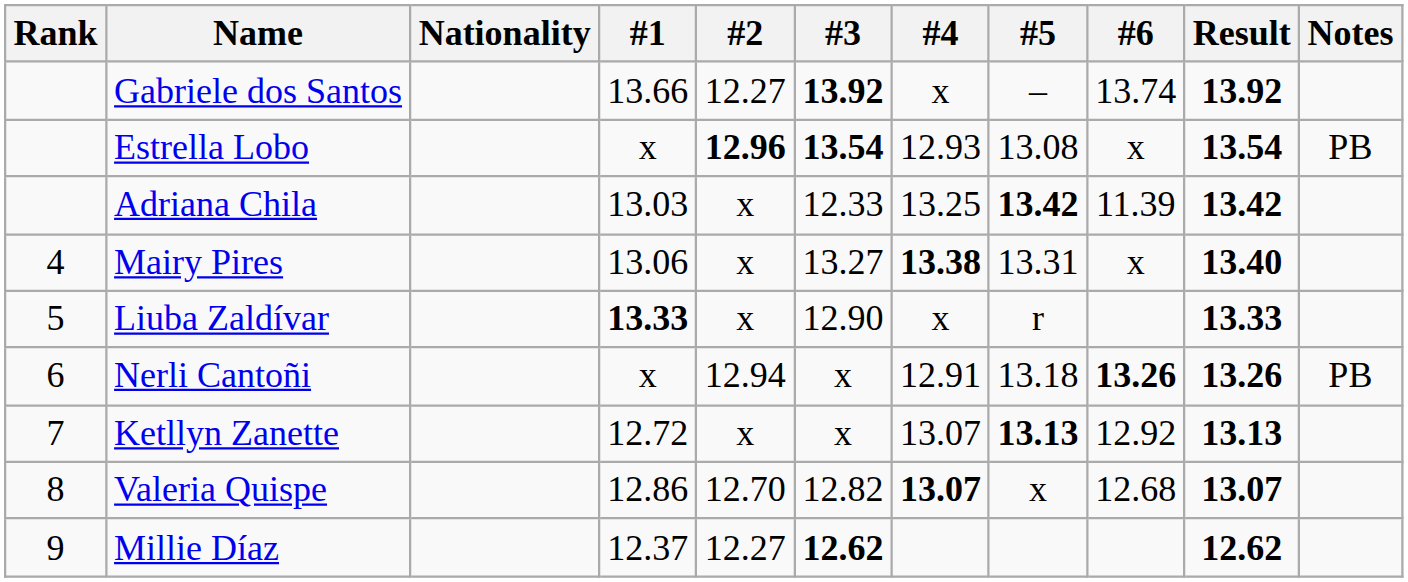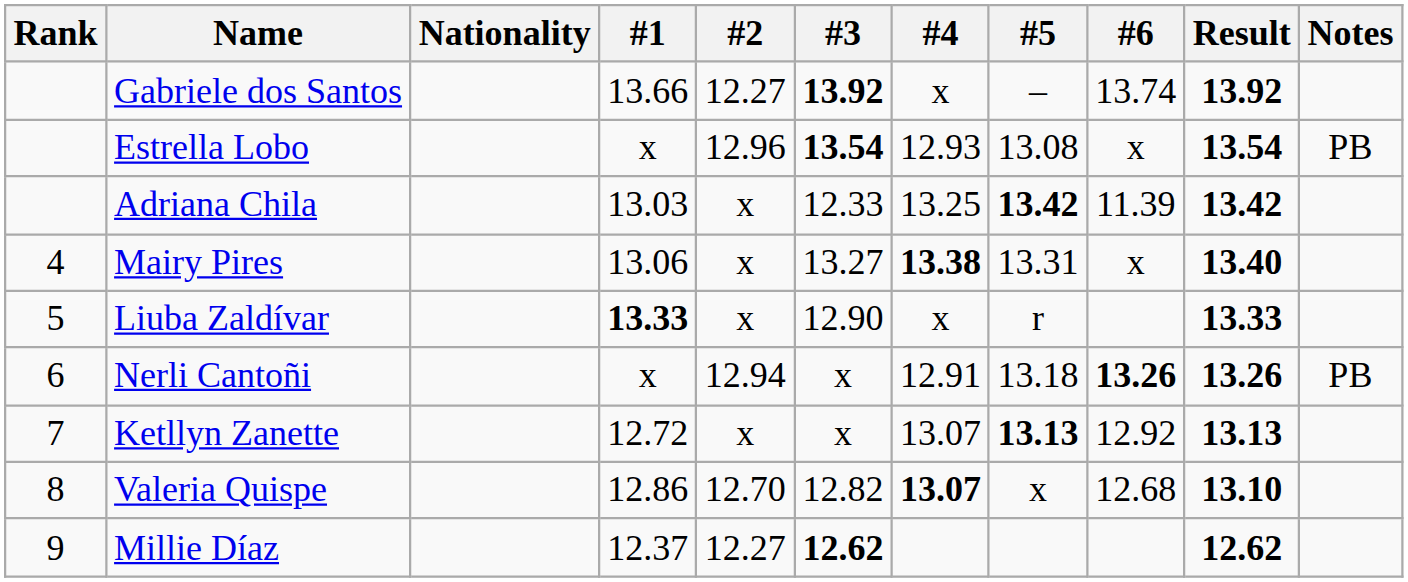(745, 147) bold -> (745, 147) normal
(1242, 489) 13.07 -> (1242, 489) 13.10
